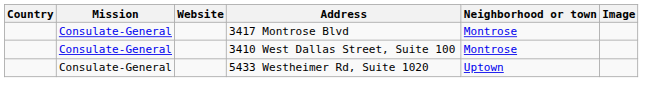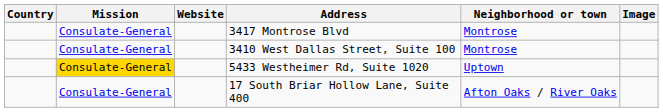(115, 67) no background -> (115, 67) gold background
+ row: (339, 92)
